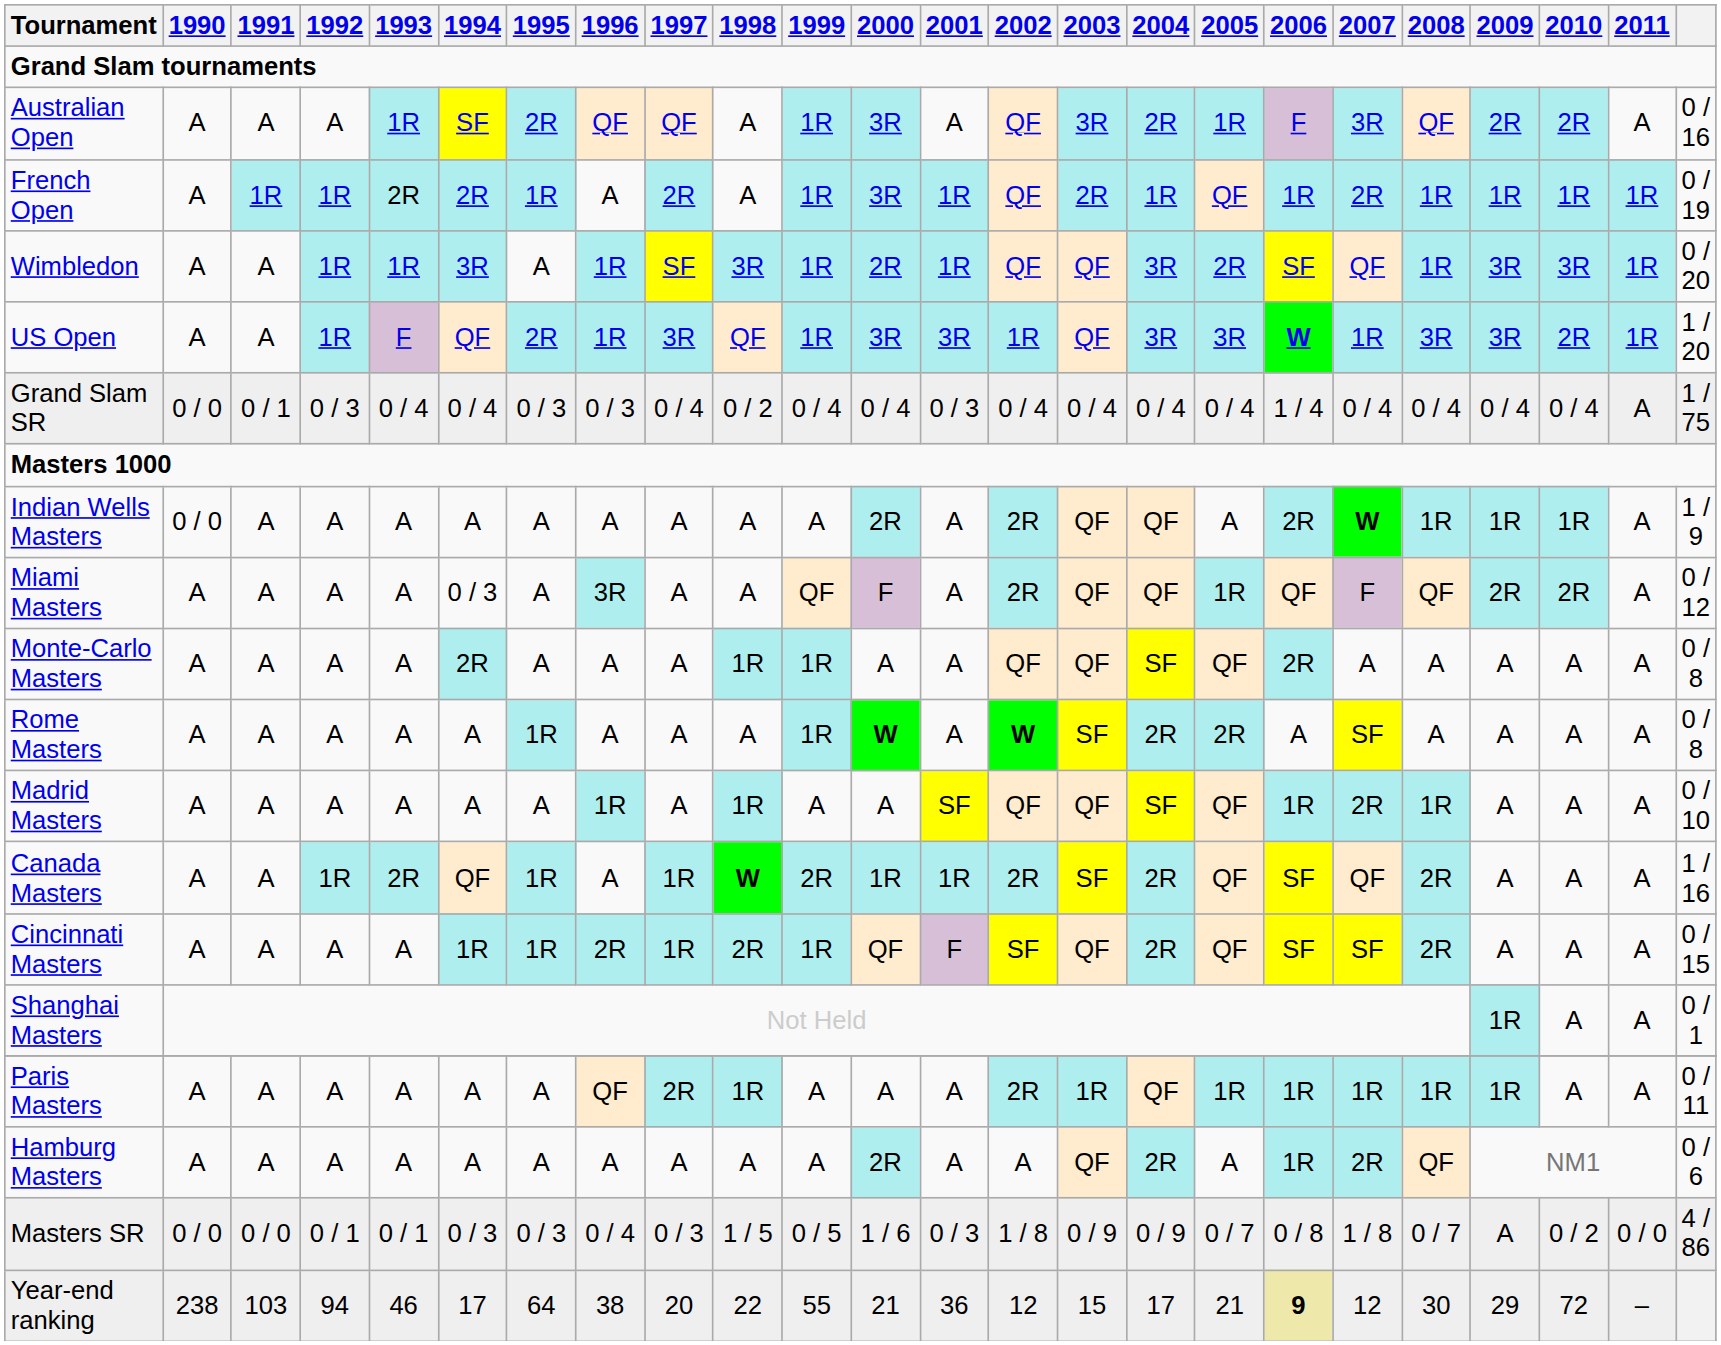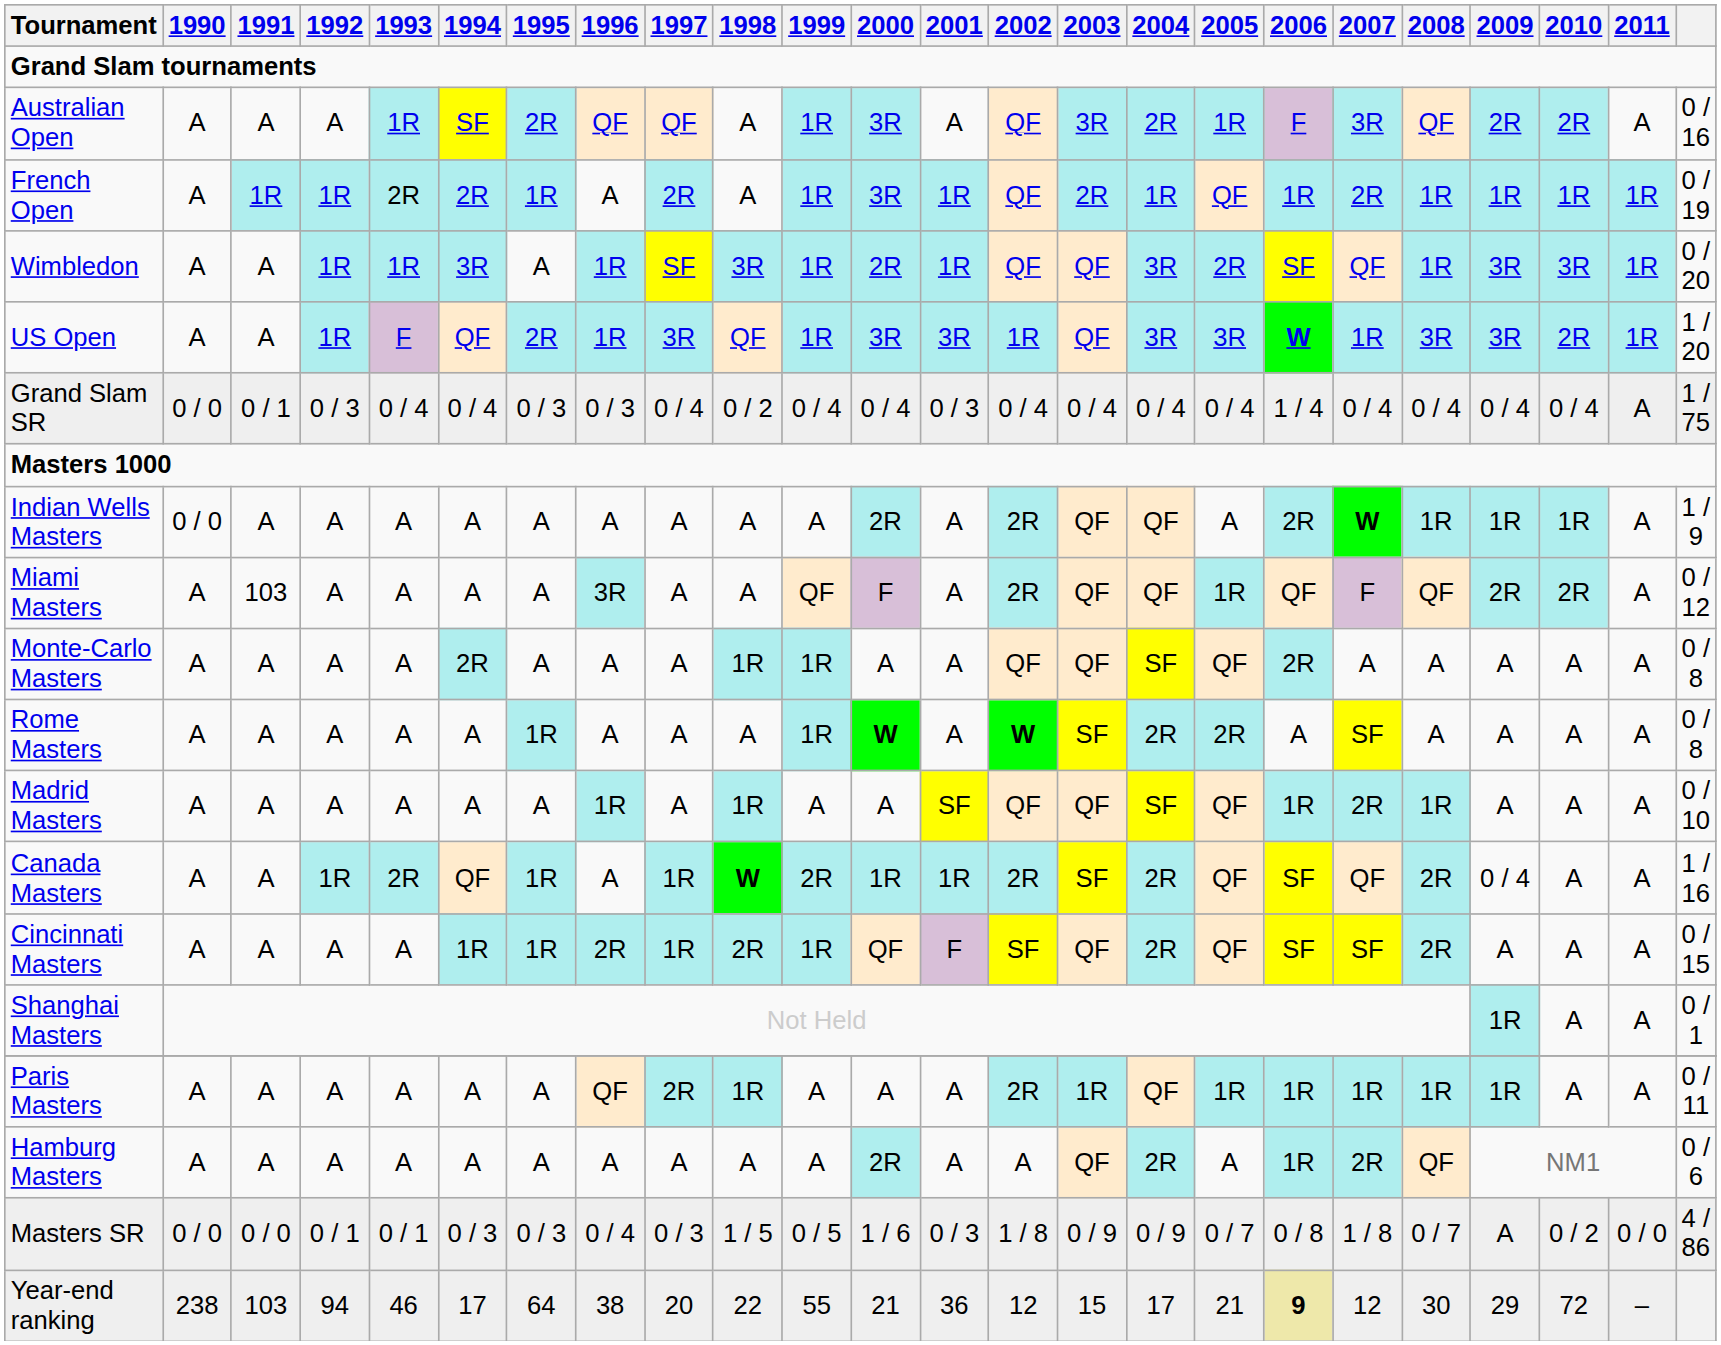(266, 591) A -> (266, 591) 103
(472, 591) 0 / 3 -> (472, 591) A
(1505, 876) A -> (1505, 876) 0 / 4
